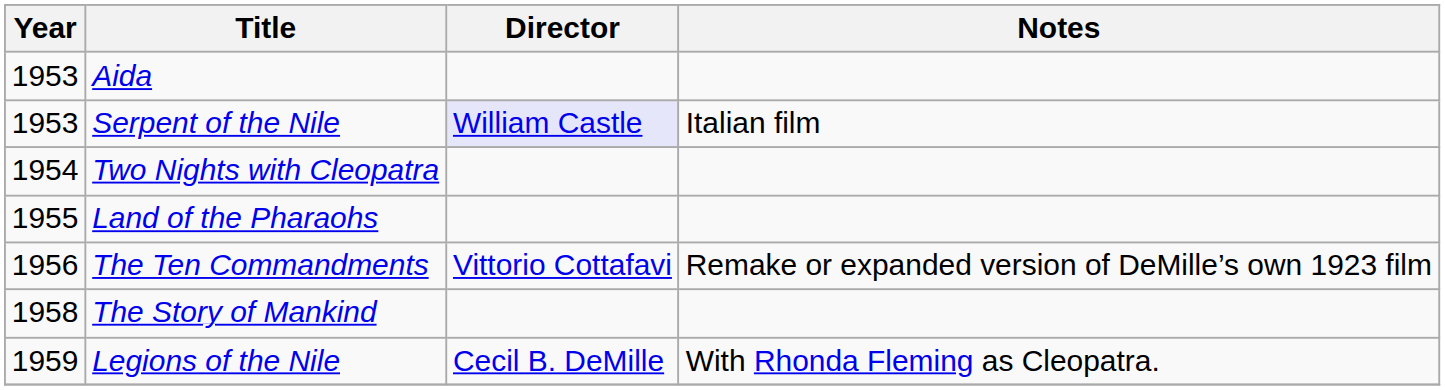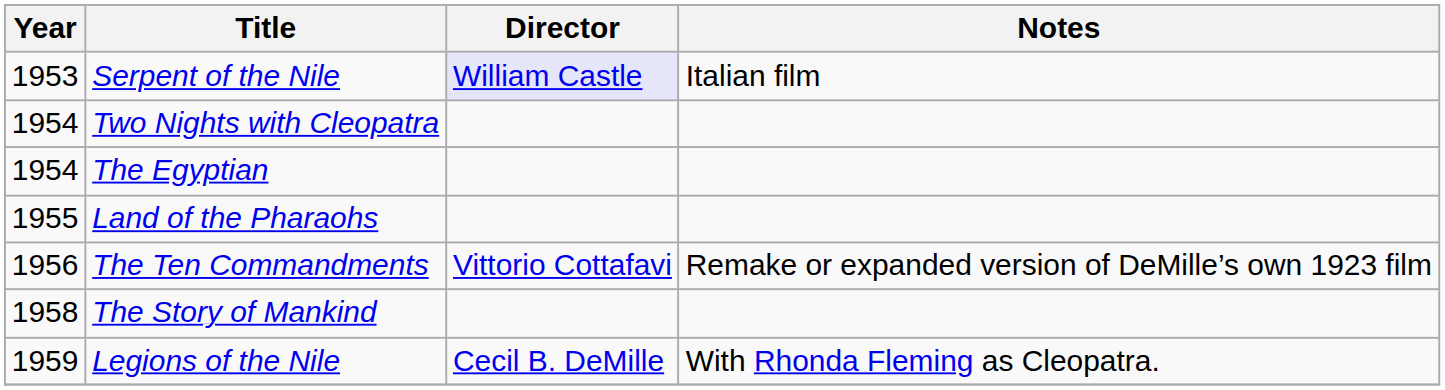- row: (122, 75)
+ row: (180, 170)
